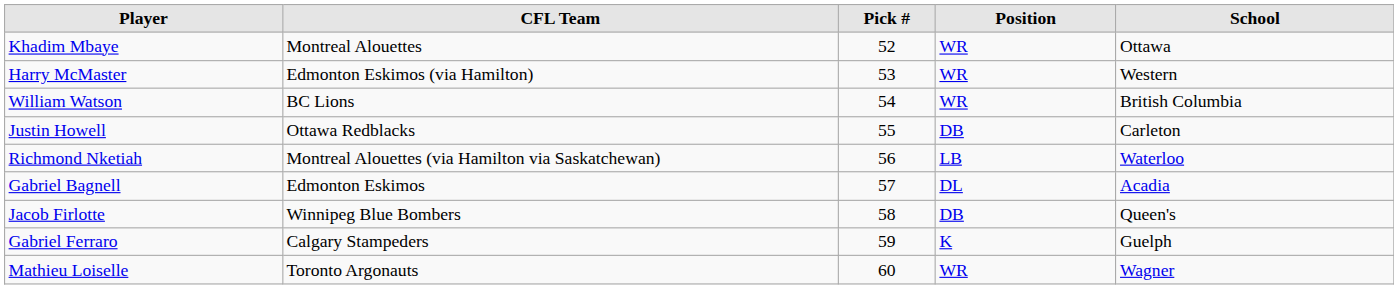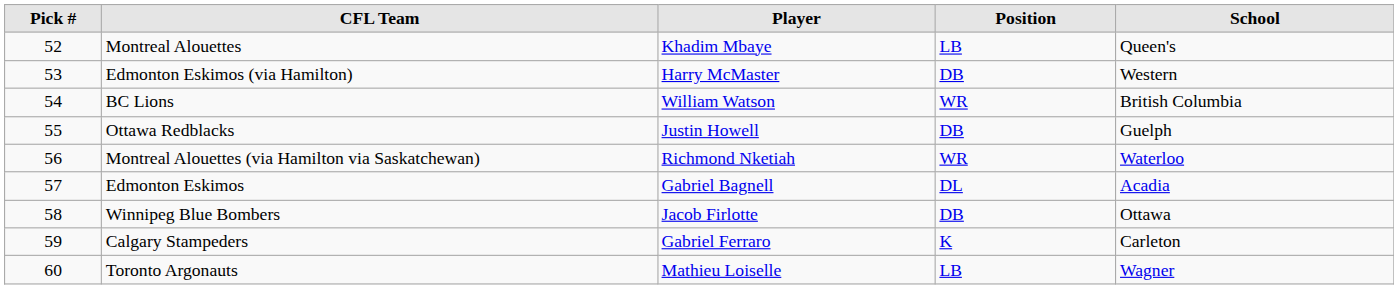columns swapped: (887, 18) <-> (143, 18)
(954, 46) WR -> (951, 46) LB
(1145, 46) Ottawa -> (1148, 46) Queen's
(954, 74) WR -> (952, 74) DB
(1150, 130) Carleton -> (1146, 130) Guelph
(951, 158) LB -> (954, 158) WR
(1148, 213) Queen's -> (1145, 213) Ottawa
(1146, 241) Guelph -> (1150, 241) Carleton
(954, 269) WR -> (951, 269) LB
